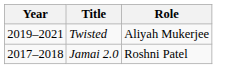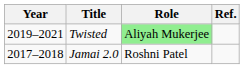+ column: (226, 14)
(167, 34) no background -> (167, 34) lightgreen background
